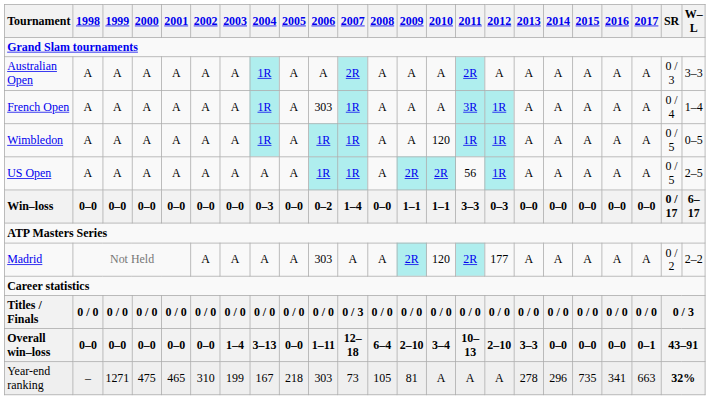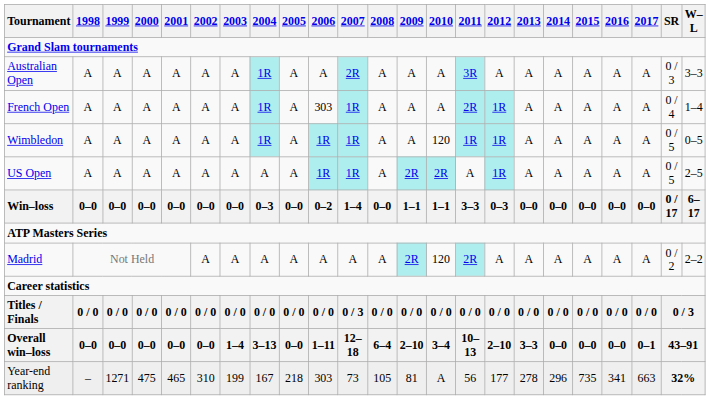(470, 73) 2R -> (470, 73) 3R
(470, 106) 3R -> (470, 106) 2R
(470, 173) 56 -> (470, 173) A
(323, 258) 303 -> (323, 258) A
(499, 258) 177 -> (499, 258) A
(470, 378) A -> (470, 378) 56
(499, 378) A -> (499, 378) 177
